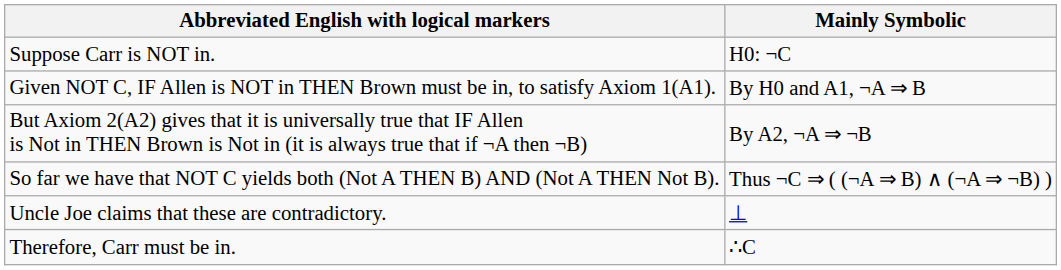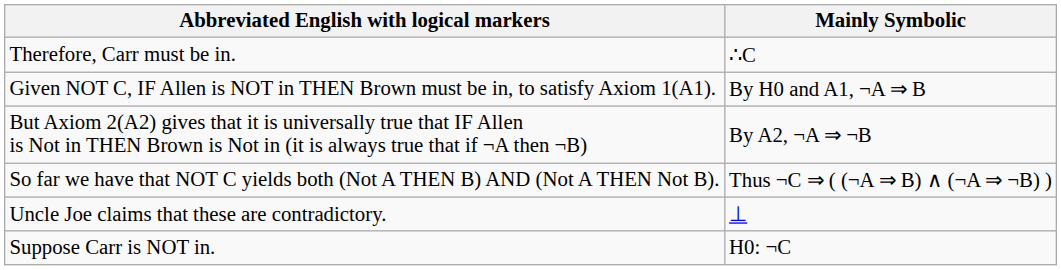rows swapped: (112, 53) <-> (123, 246)
